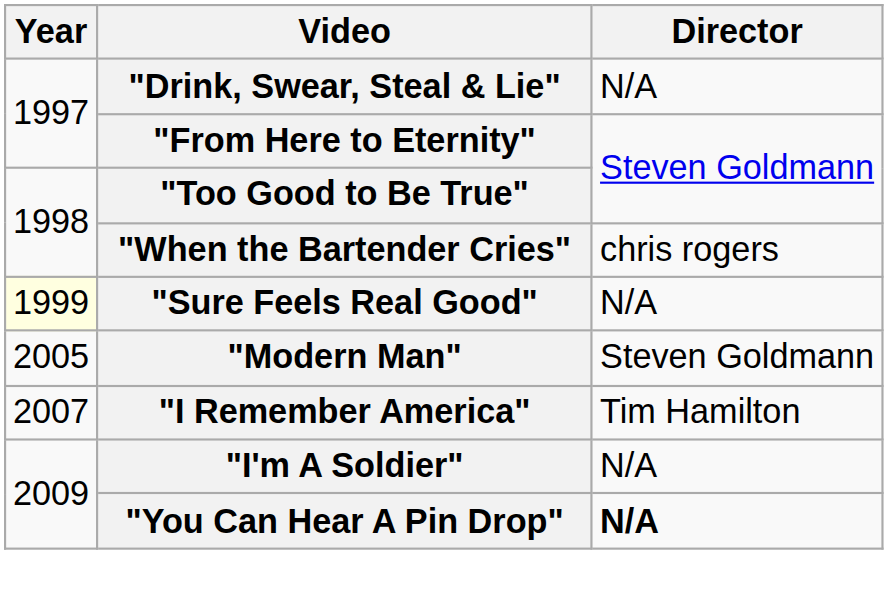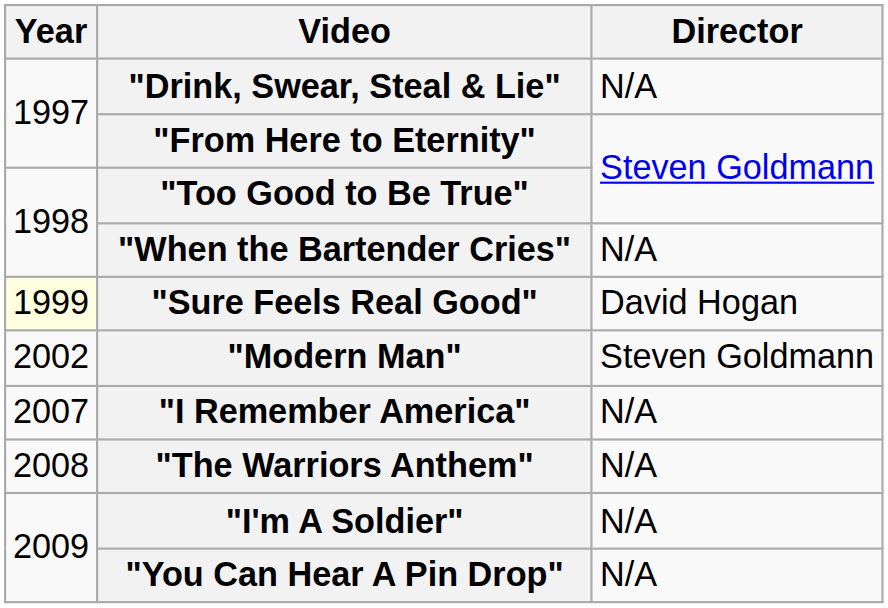(689, 248) chris rogers -> (629, 248) N/A
(629, 303) N/A -> (699, 303) David Hogan
(51, 357) 2005 -> (51, 357) 2002
(700, 411) Tim Hamilton -> (629, 411) N/A
+ row: (345, 466)
(630, 520) bold -> (629, 574) normal
